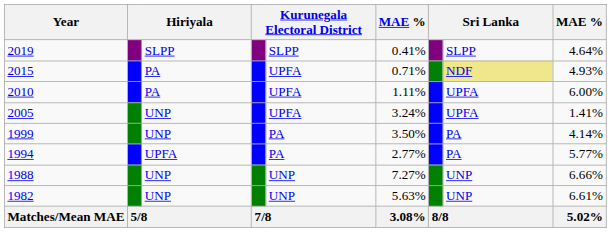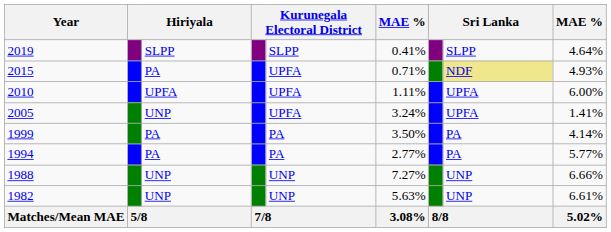(152, 92) PA -> (161, 92) UPFA
(158, 133) UNP -> (152, 133) PA
(161, 154) UPFA -> (152, 154) PA
